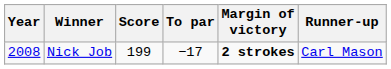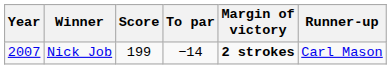(24, 53) 2008 -> (24, 53) 2007
(190, 53) −17 -> (190, 53) −14
